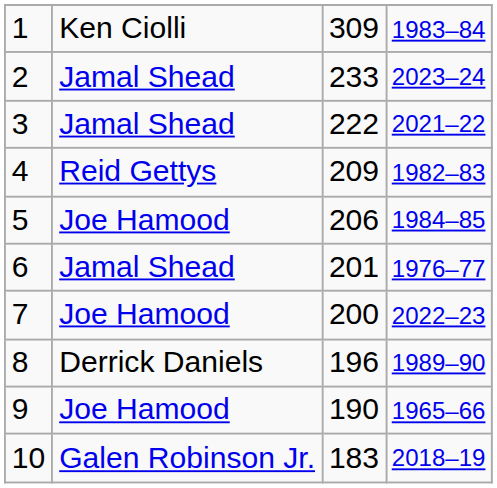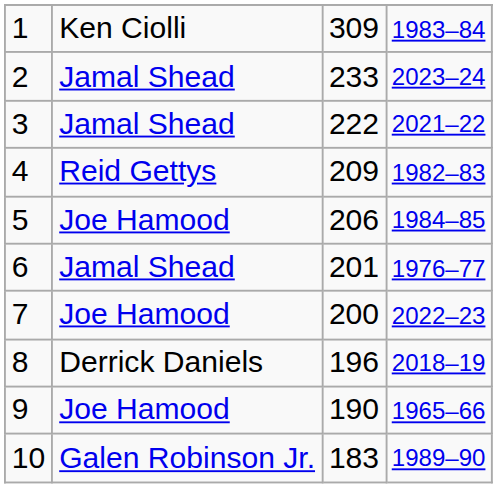(439, 363) 1989–90 -> (439, 363) 2018–19
(439, 458) 2018–19 -> (439, 458) 1989–90
